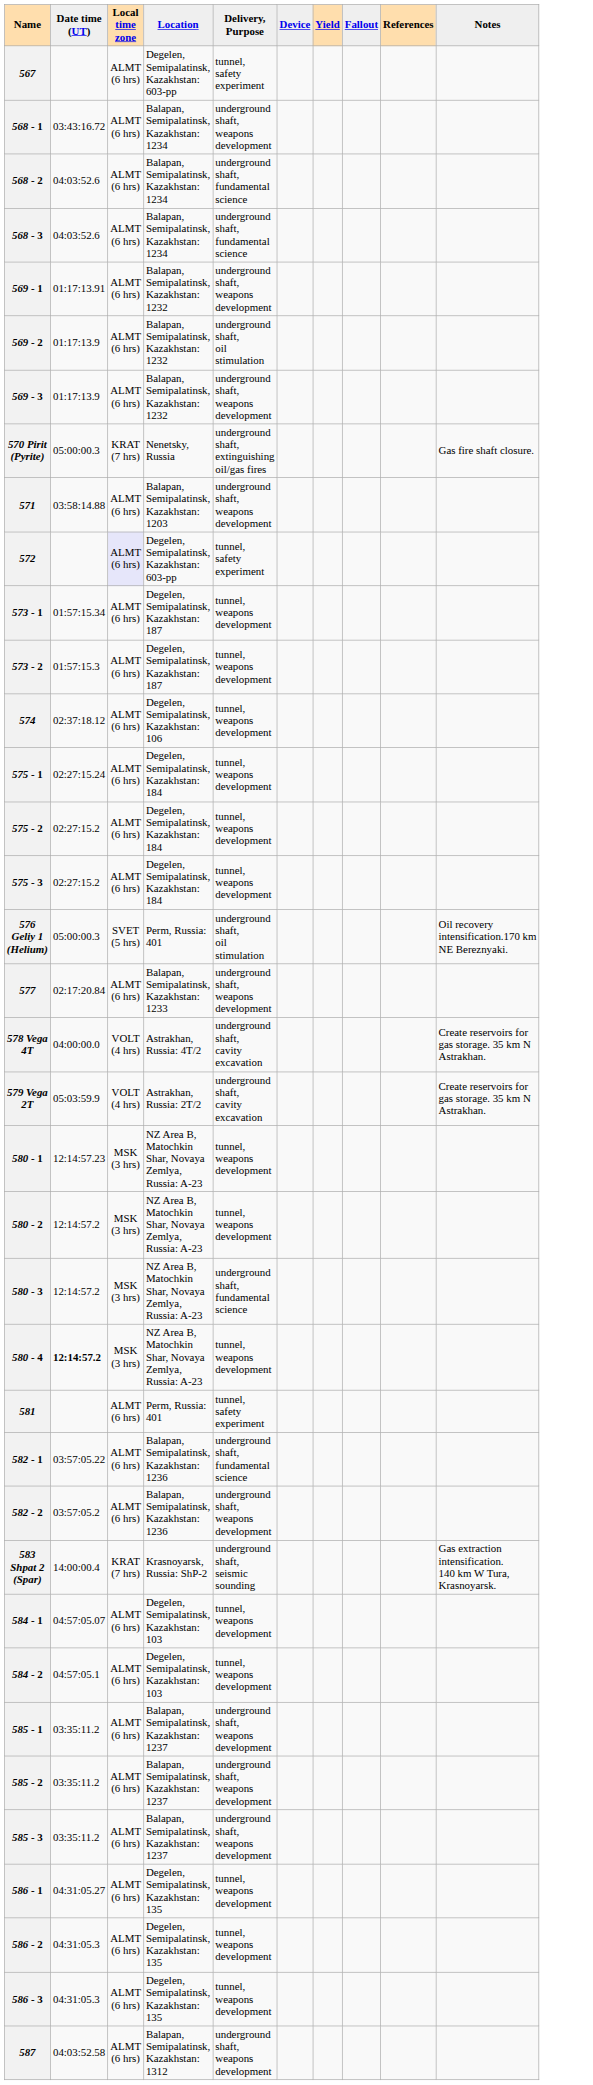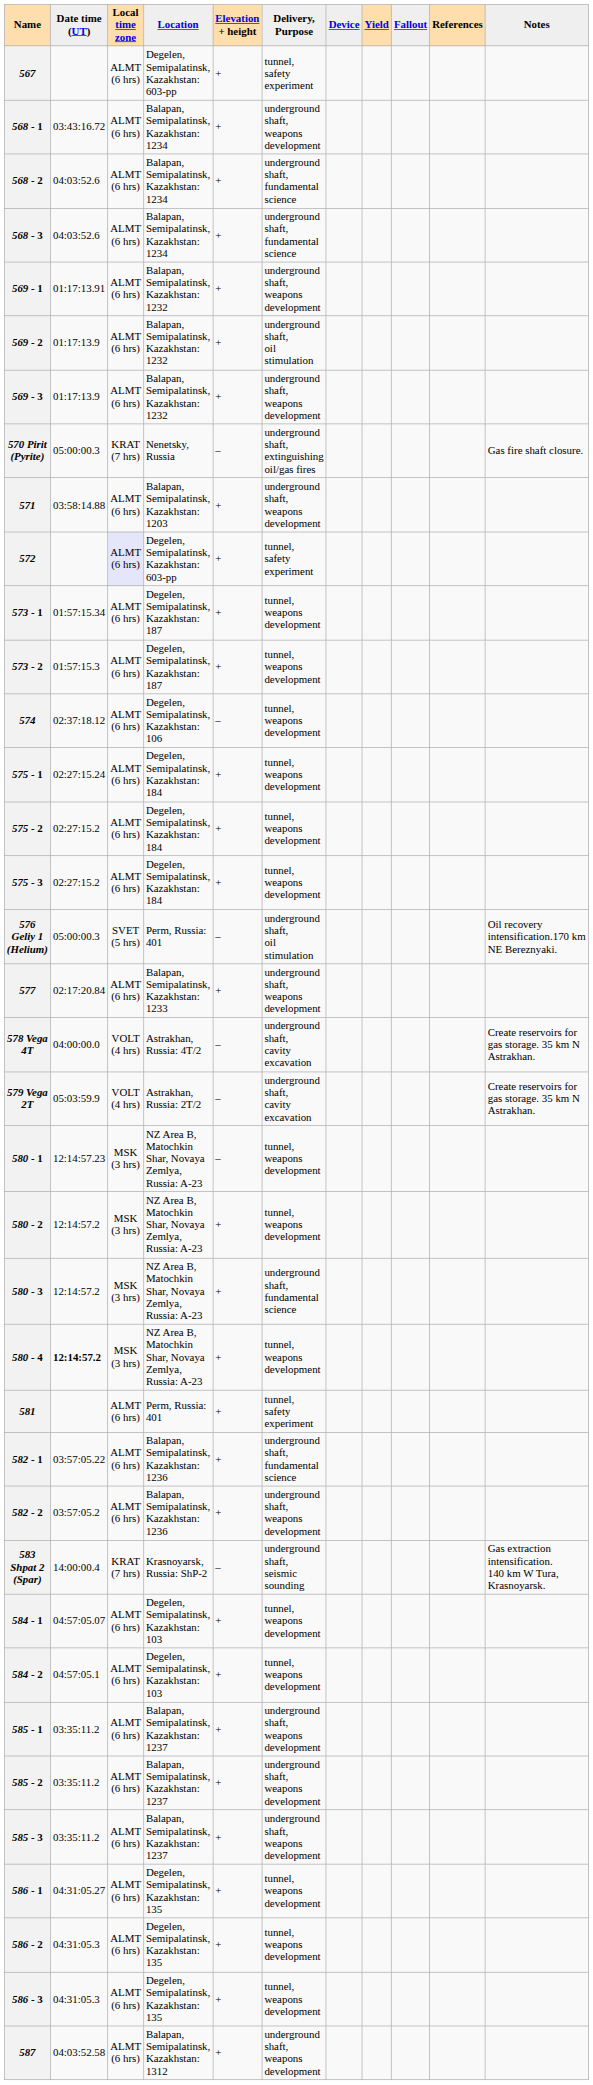+ column: (237, 25)
